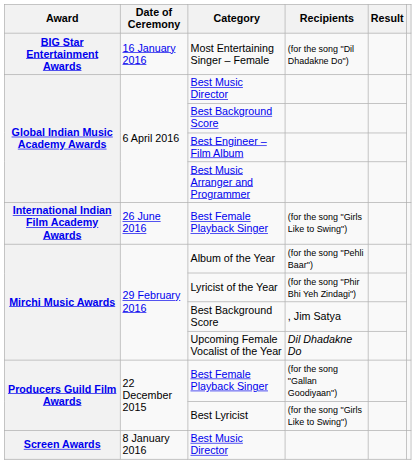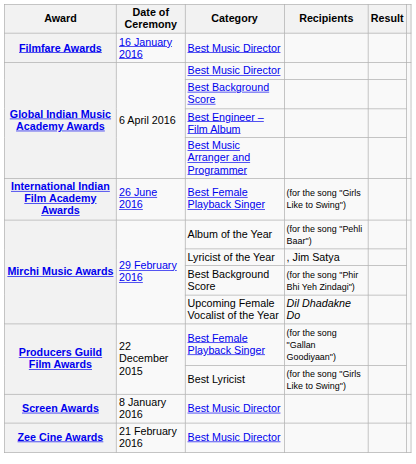- row: (62, 54)
+ row: (60, 48)
(324, 288) (for the song "Phir Bhi Yeh Zindagi") -> (313, 257) , Jim Satya
(314, 316) , Jim Satya -> (322, 281) (for the song "Phir Bhi Yeh Zindagi")
+ row: (60, 437)
